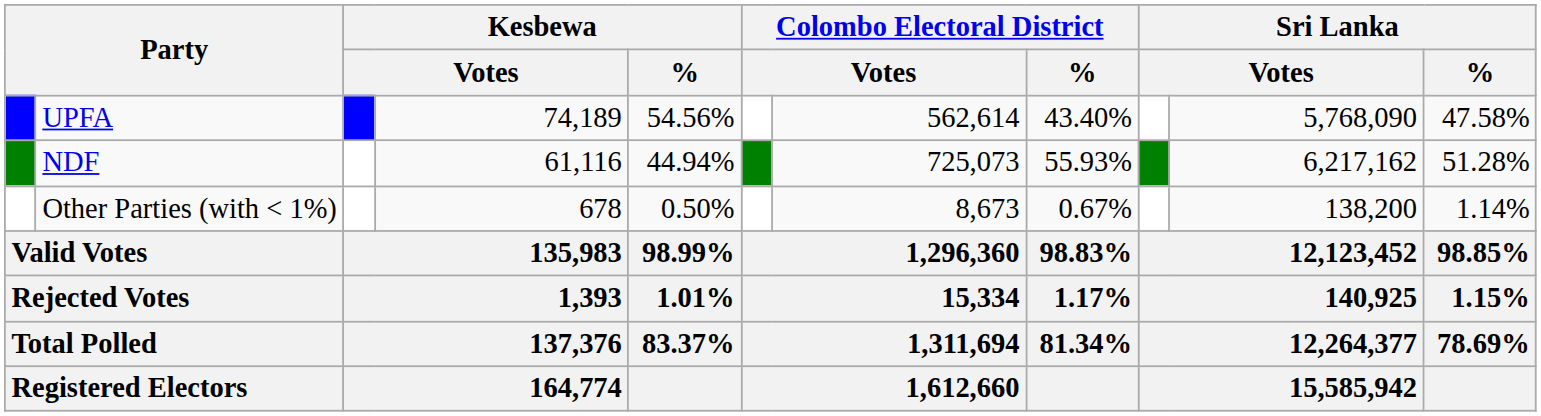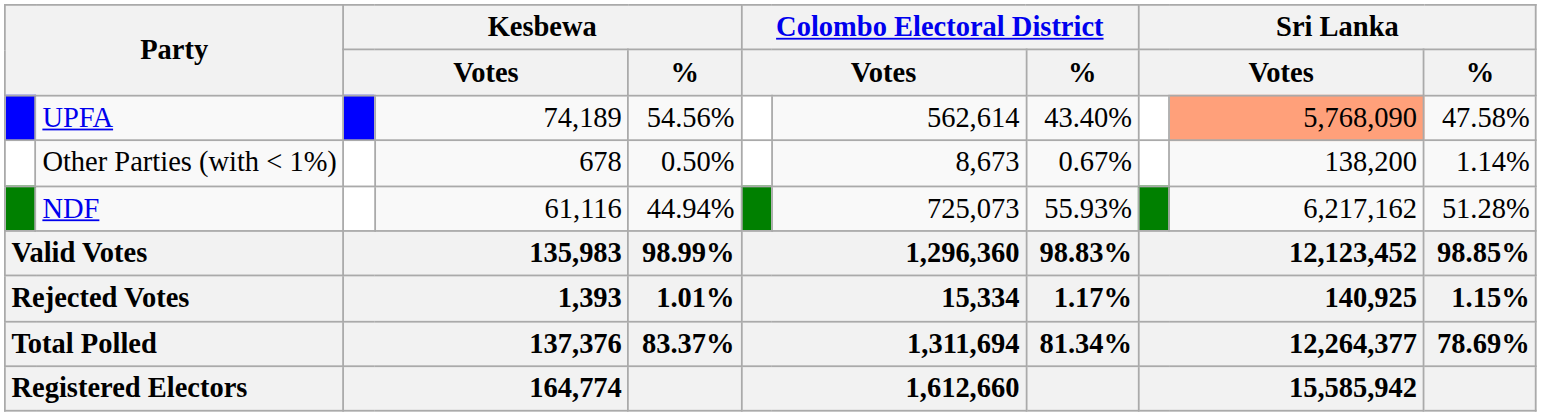(1360, 117) no background -> (1360, 117) lightsalmon background
rows swapped: (71, 162) <-> (190, 207)
